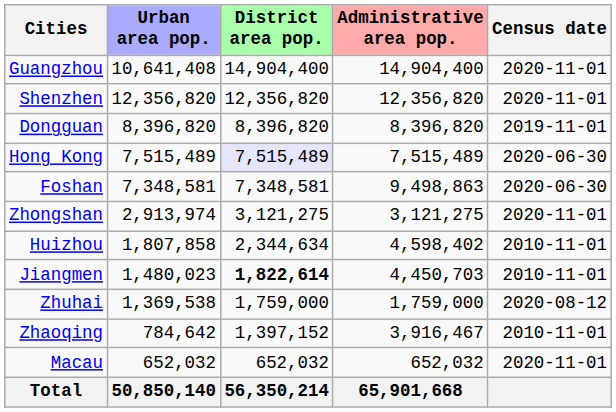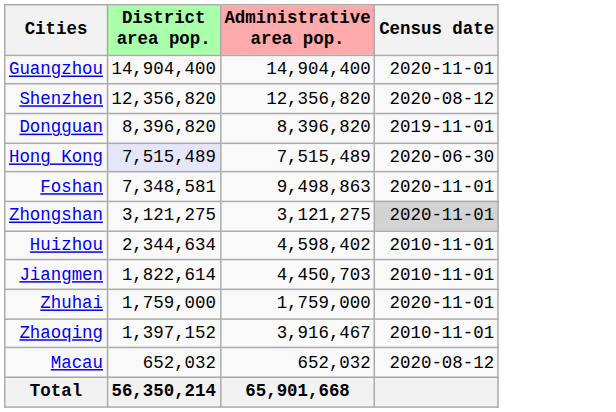- column: (164, 30)
(555, 99) 2020-11-01 -> (442, 99) 2020-08-12
(555, 186) 2020-06-30 -> (442, 186) 2020-11-01
(555, 216) no background -> (442, 216) lightgrey background
(282, 274) bold -> (169, 274) normal
(555, 304) 2020-08-12 -> (442, 304) 2020-11-01
(555, 362) 2020-11-01 -> (442, 362) 2020-08-12
